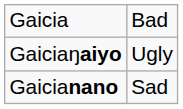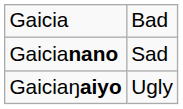rows swapped: (66, 53) <-> (64, 86)
